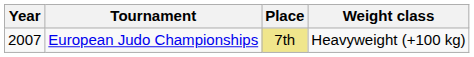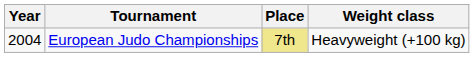(25, 40) 2007 -> (25, 40) 2004
